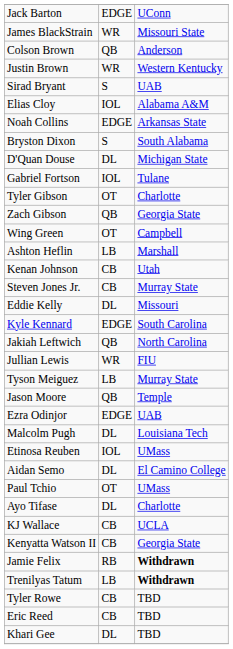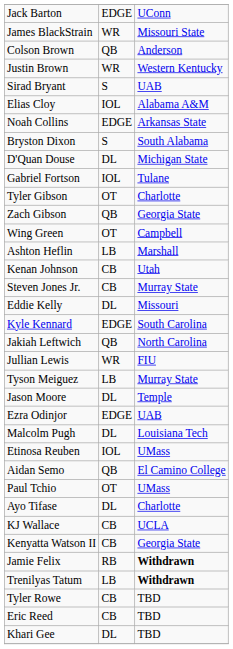(109, 397) QB -> (109, 397) DL
(109, 470) DL -> (109, 470) QB
